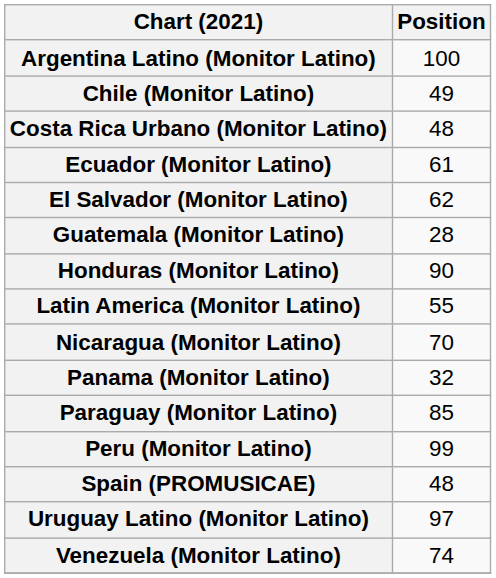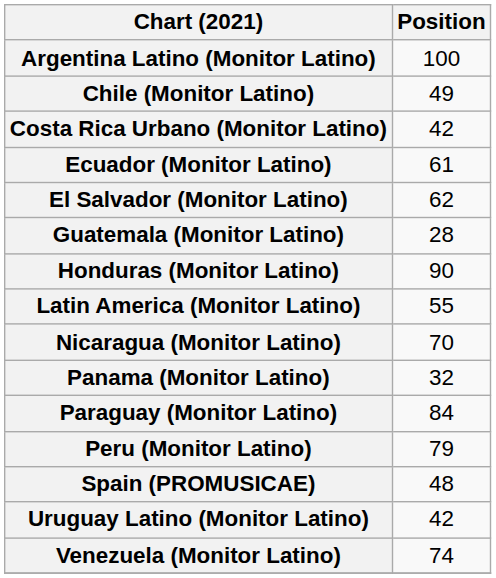(441, 128) 48 -> (441, 128) 42
(441, 413) 85 -> (441, 413) 84
(441, 448) 99 -> (441, 448) 79
(441, 519) 97 -> (441, 519) 42
